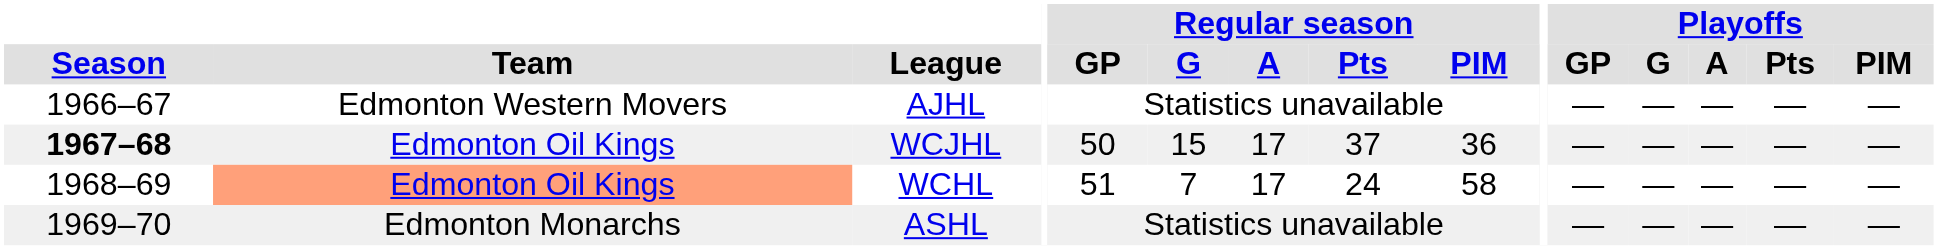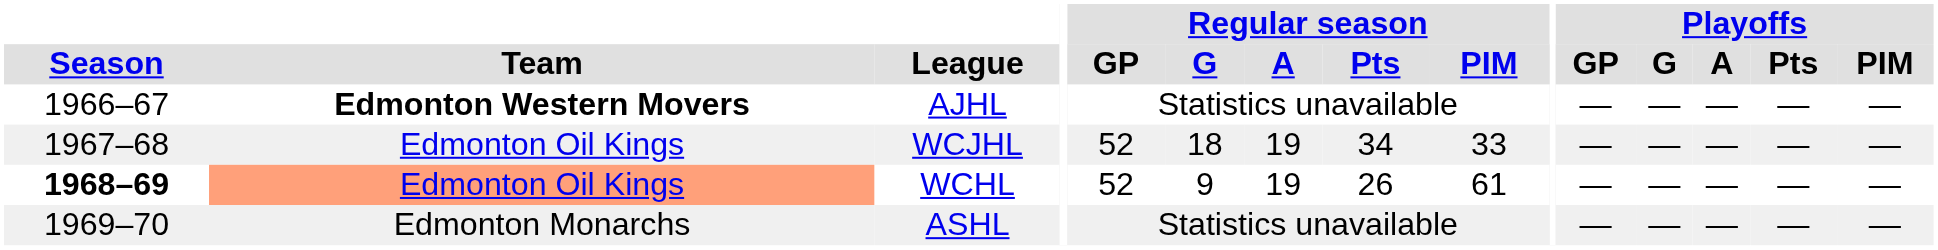(532, 103) normal -> (542, 103) bold
(109, 144) bold -> (106, 144) normal
(1098, 144) 50 -> (1116, 144) 52
(1189, 144) 15 -> (1205, 144) 18
(1269, 144) 17 -> (1283, 144) 19
(1363, 144) 37 -> (1375, 144) 34
(1479, 144) 36 -> (1489, 144) 33
(109, 184) normal -> (106, 184) bold
(1098, 184) 51 -> (1116, 184) 52
(1189, 184) 7 -> (1205, 184) 9
(1269, 184) 17 -> (1283, 184) 19
(1363, 184) 24 -> (1375, 184) 26
(1479, 184) 58 -> (1489, 184) 61
